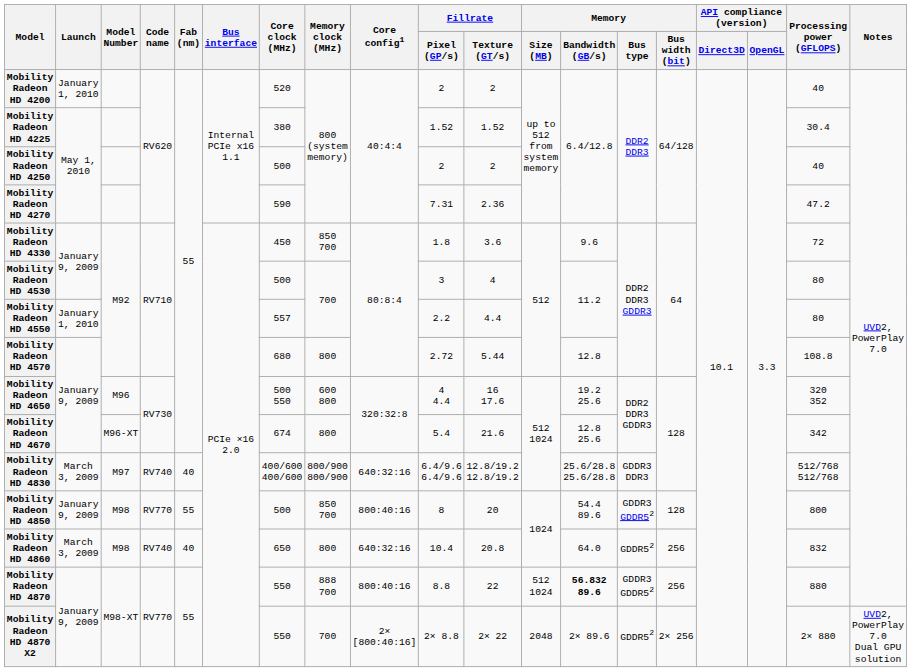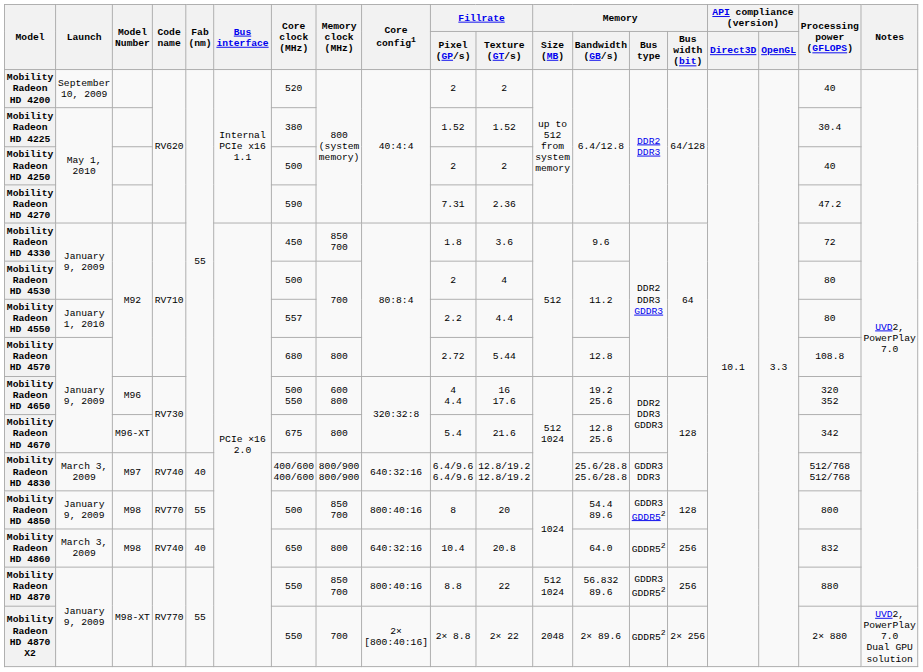(78, 89) January 1, 2010 -> (84, 89) September 10, 2009
(441, 281) 3 -> (453, 281) 2
(282, 434) 674 -> (294, 434) 675
(327, 587) 888 700 -> (339, 587) 850 700
(589, 587) bold -> (601, 587) normal
